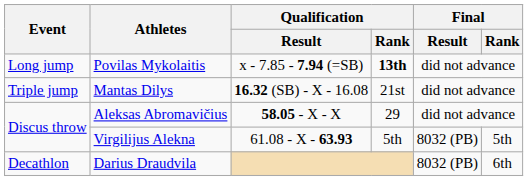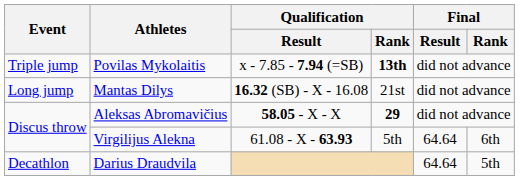(41, 66) Long jump -> (43, 66) Triple jump
(43, 90) Triple jump -> (41, 90) Long jump
(392, 114) normal -> (392, 114) bold
(447, 139) 8032 (PB) -> (440, 139) 64.64
(502, 139) 5th -> (490, 139) 6th
(447, 163) 8032 (PB) -> (440, 163) 64.64
(502, 163) 6th -> (490, 163) 5th
